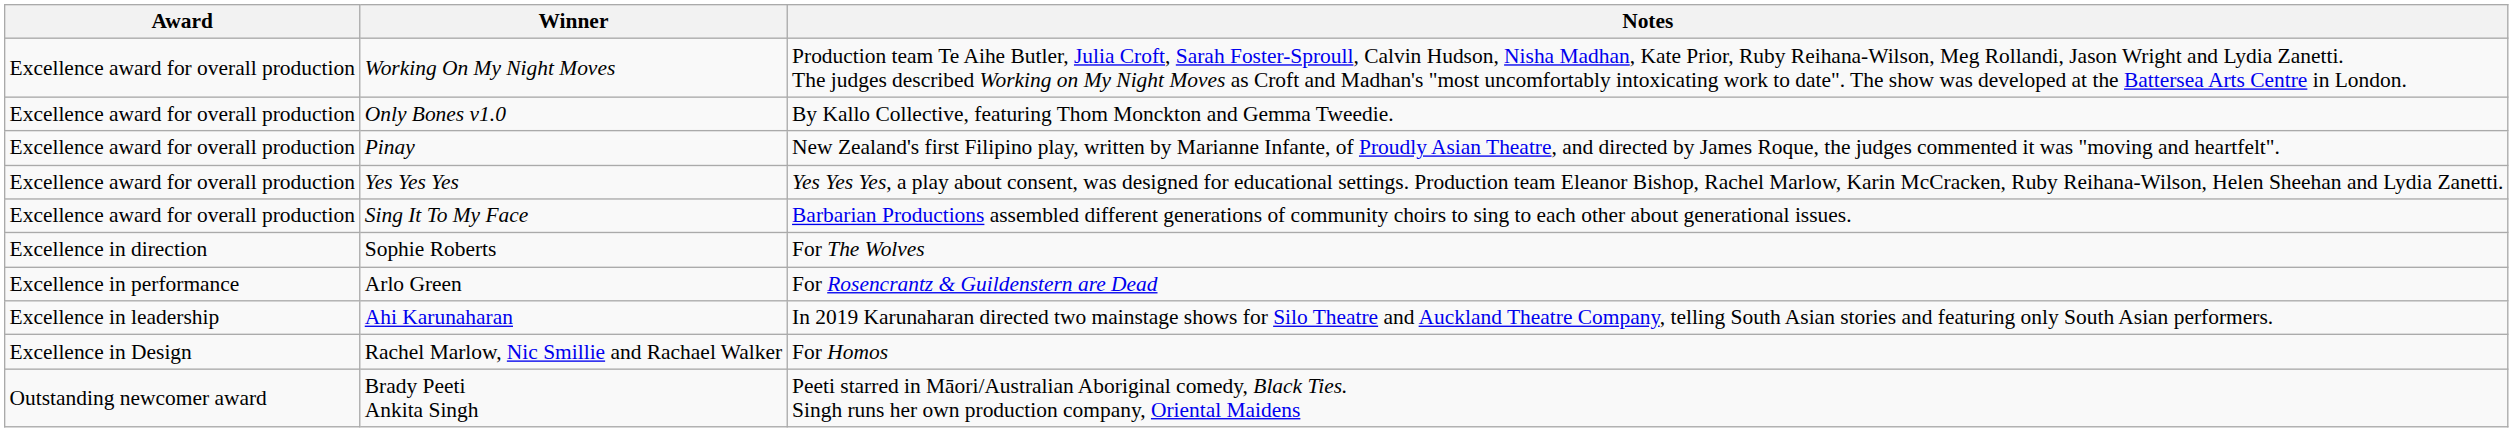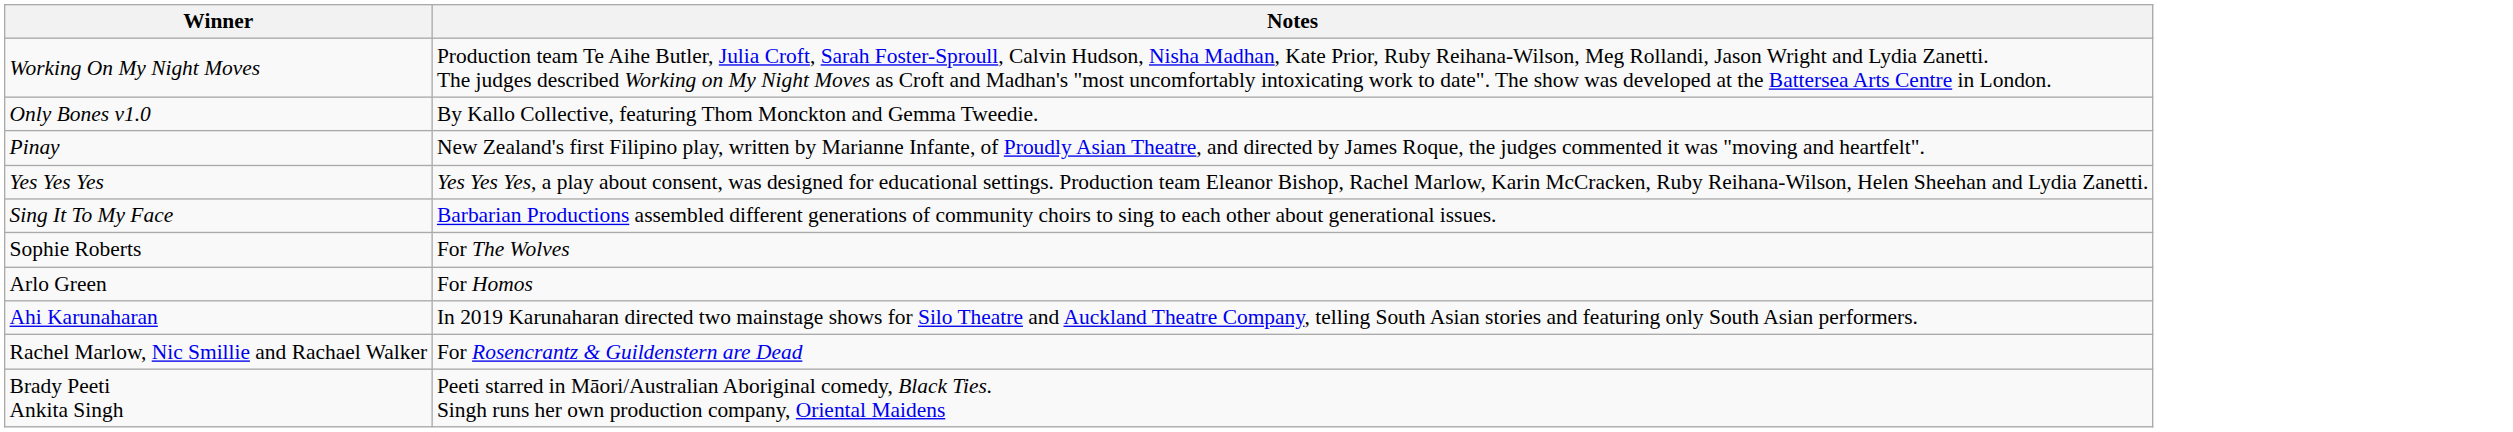- column: (182, 21)
(975, 283) For Rosencrantz & Guildenstern are Dead -> (485, 283) For Homos
(840, 351) For Homos -> (620, 351) For Rosencrantz & Guildenstern are Dead
